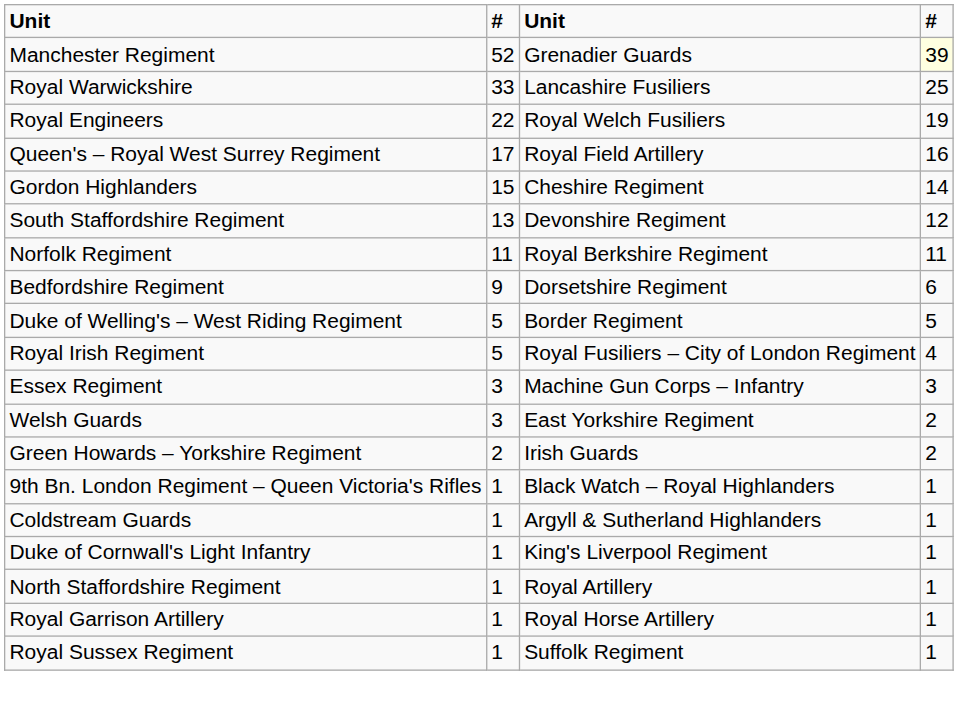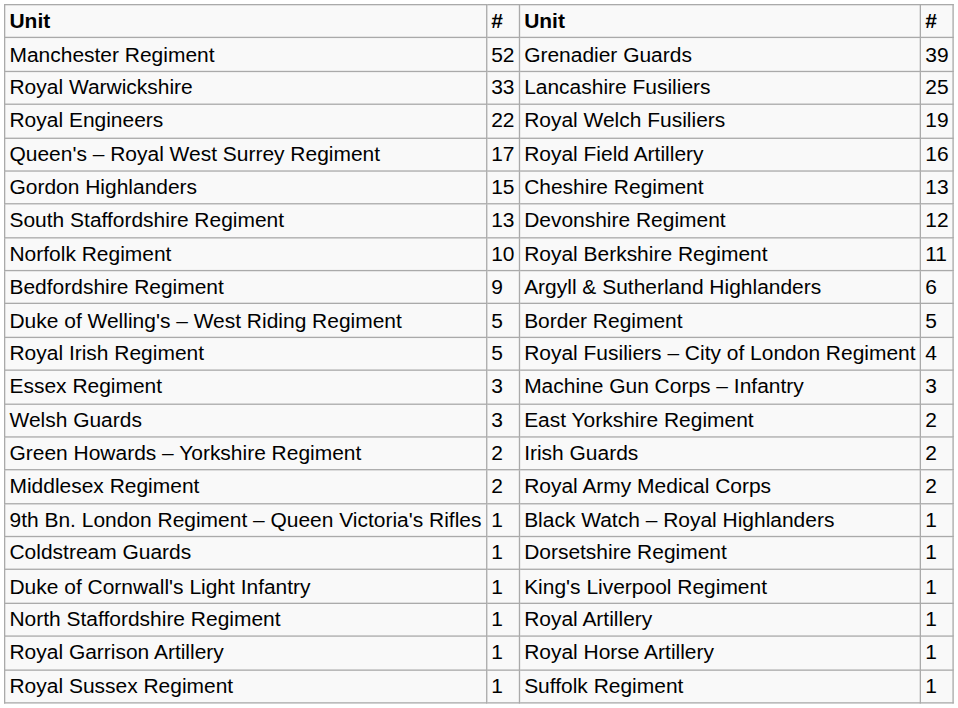(937, 54) lightyellow background -> (937, 54) no background
(937, 187) 14 -> (937, 187) 13
(502, 253) 11 -> (503, 253) 10
(625, 287) Dorsetshire Regiment -> (673, 287) Argyll & Sutherland Highlanders
+ row: (104, 486)
(673, 519) Argyll & Sutherland Highlanders -> (625, 552) Dorsetshire Regiment
